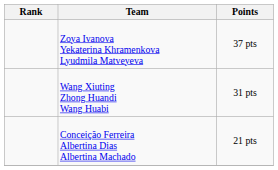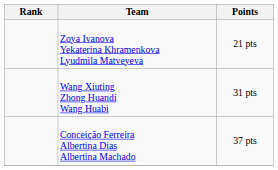(245, 44) 37 pts -> (245, 44) 21 pts
(245, 141) 21 pts -> (245, 141) 37 pts
